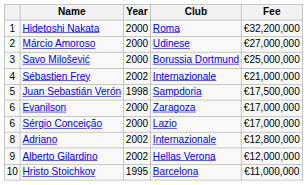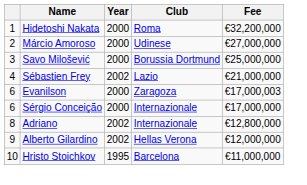(185, 76) Internazionale -> (146, 76) Lazio
- row: (72, 92)
(272, 108) €17,000,000 -> (253, 92) €17,000,003
(165, 124) Lazio -> (165, 108) Internazionale
